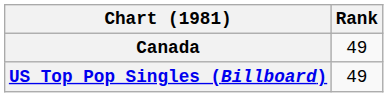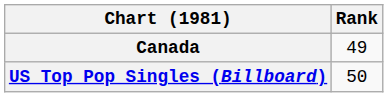(357, 77) 49 -> (357, 77) 50
